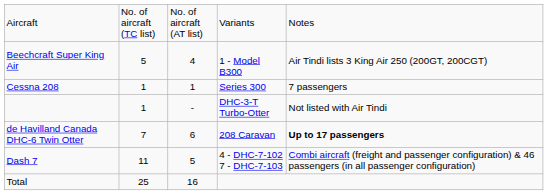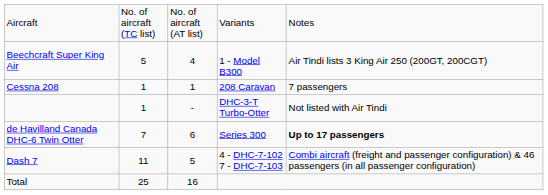(243, 87) Series 300 -> (247, 87) 208 Caravan
(247, 134) 208 Caravan -> (243, 134) Series 300
